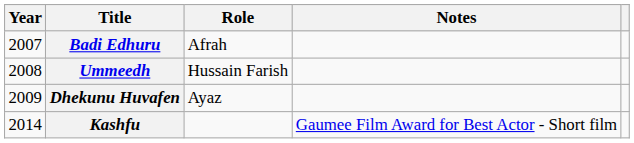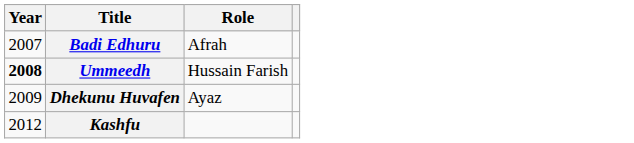- column: (456, 17)
(25, 71) normal -> (25, 71) bold
(25, 124) 2014 -> (25, 124) 2012
